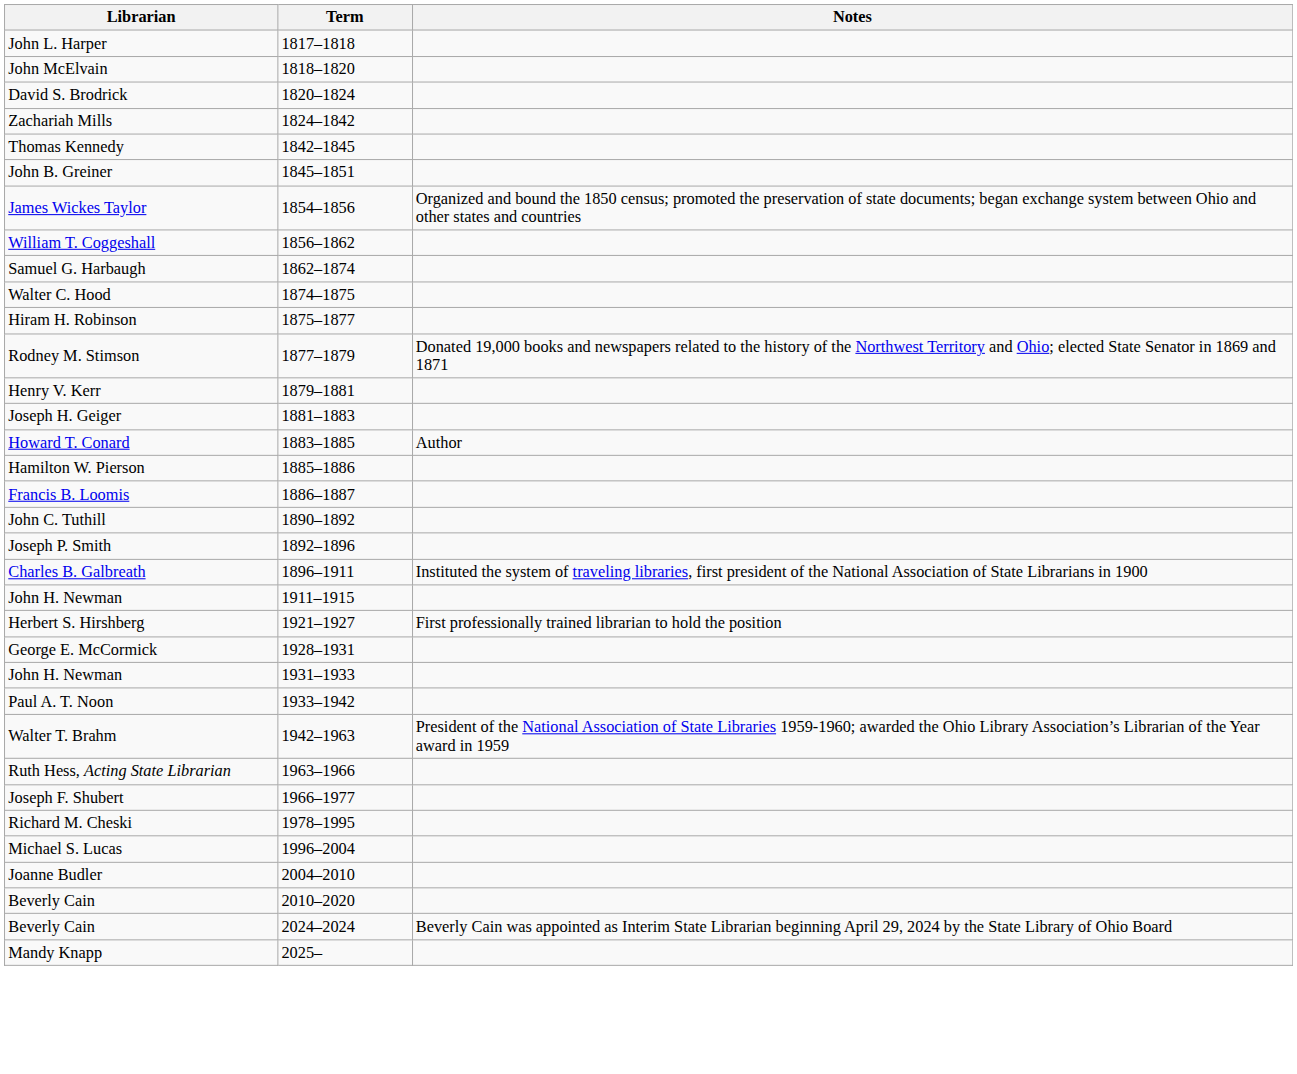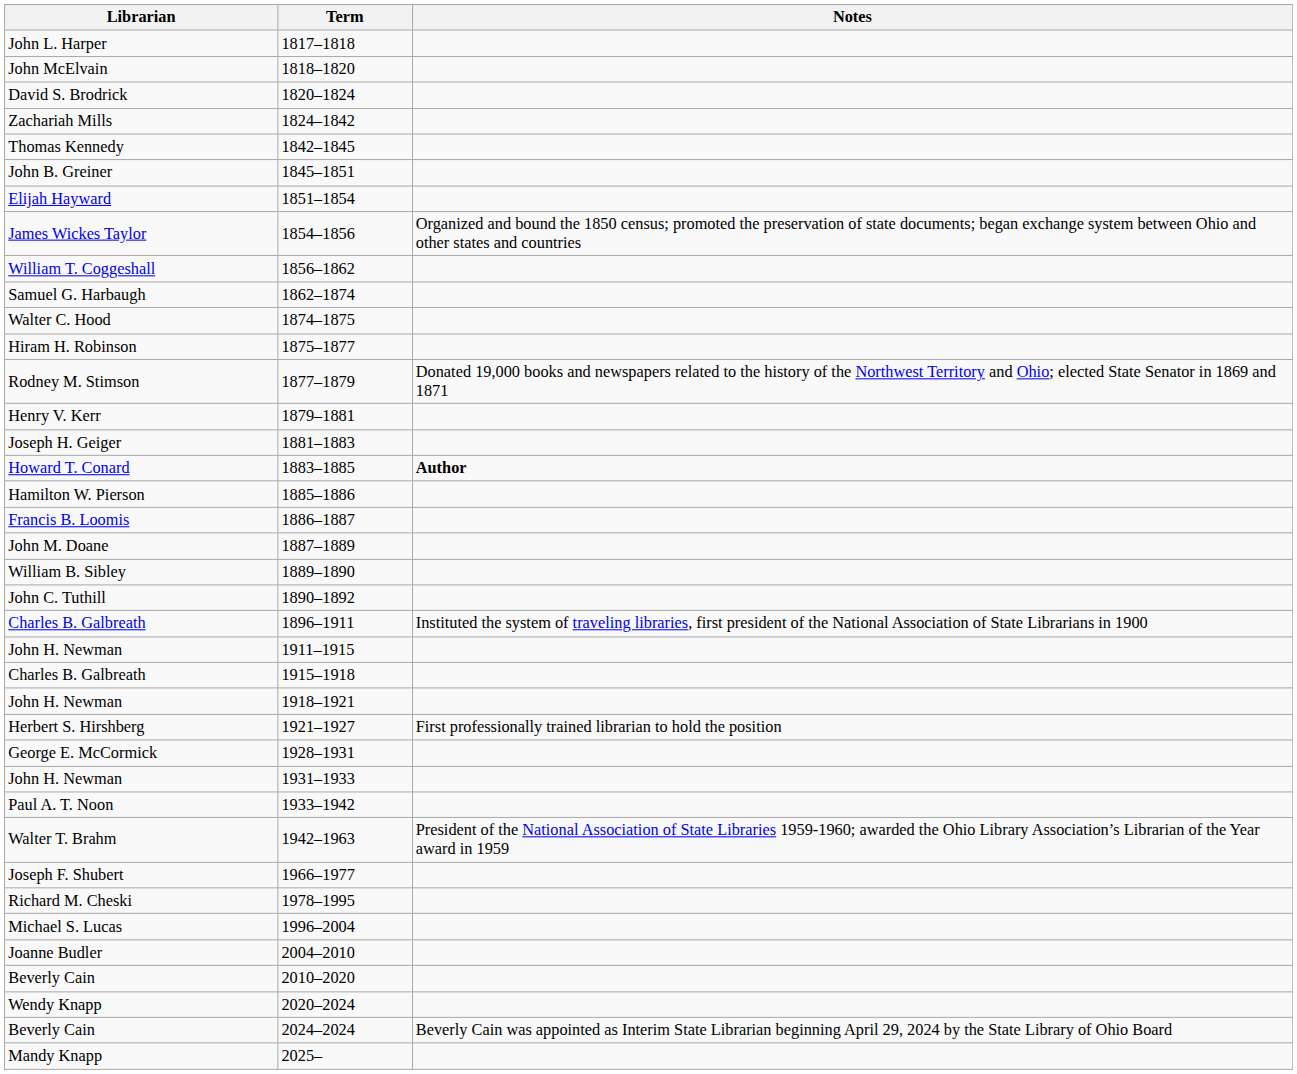+ row: (60, 198)
(439, 442) normal -> (441, 468) bold
+ row: (58, 545)
+ row: (67, 571)
- row: (60, 545)
+ row: (77, 675)
+ row: (65, 701)
- row: (120, 771)
+ row: (55, 1004)
